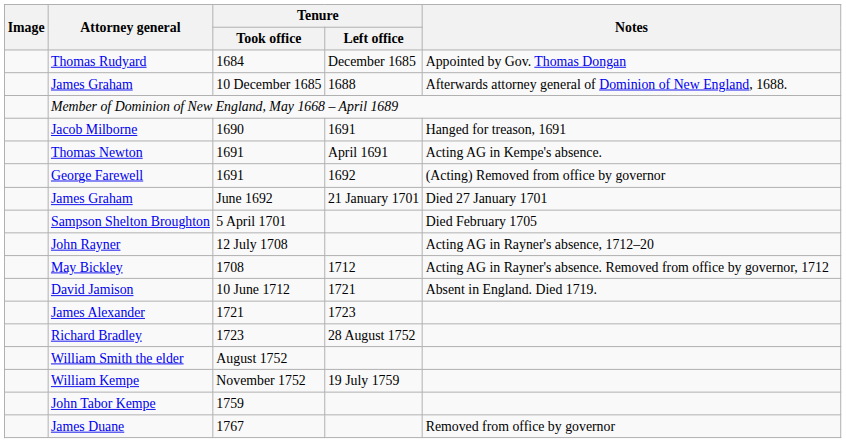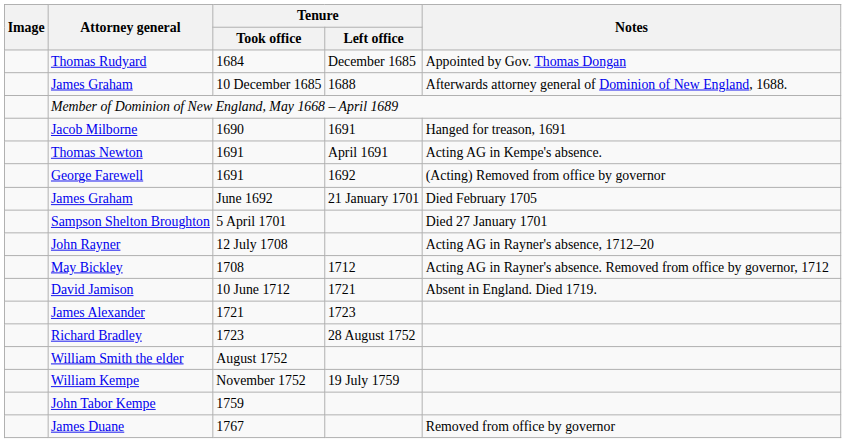(487, 198) Died 27 January 1701 -> (481, 198) Died February 1705
(481, 221) Died February 1705 -> (487, 221) Died 27 January 1701
